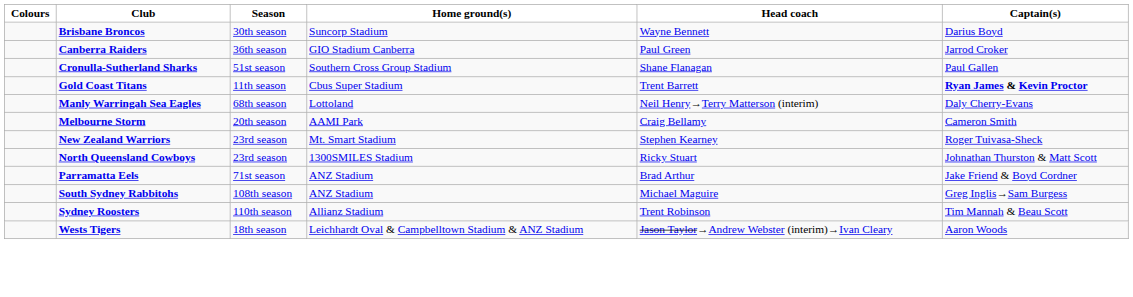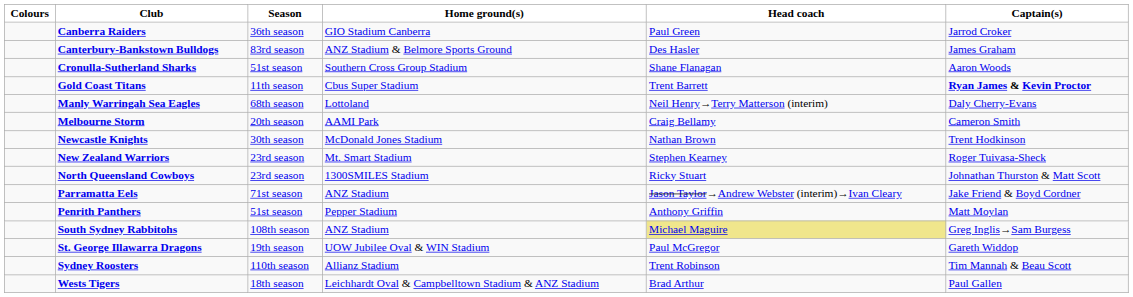- row: (102, 31)
+ row: (138, 49)
(972, 67) Paul Gallen -> (980, 67) Aaron Woods
+ row: (103, 139)
(667, 175) Brad Arthur -> (775, 193) Jason Taylor→Andrew Webster (interim)→Ivan Cleary
+ row: (99, 211)
(679, 193) no background -> (688, 229) khaki background
+ row: (130, 247)
(766, 229) Jason Taylor→Andrew Webster (interim)→Ivan Cleary -> (676, 283) Brad Arthur
(976, 229) Aaron Woods -> (975, 283) Paul Gallen
